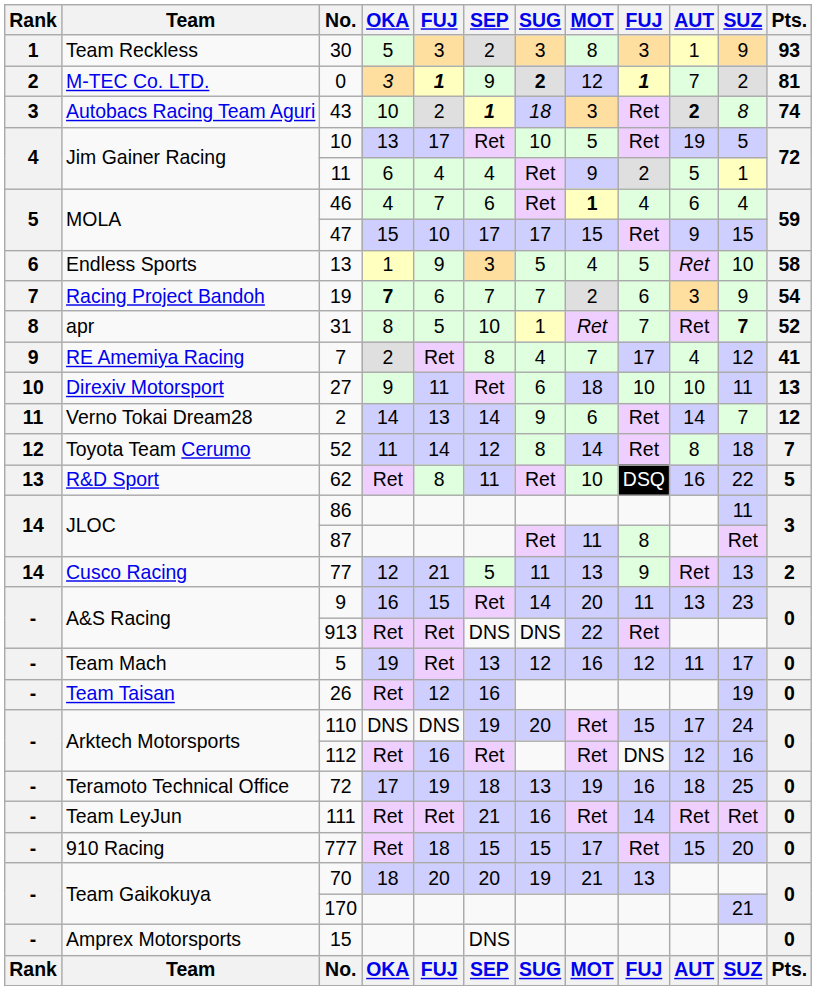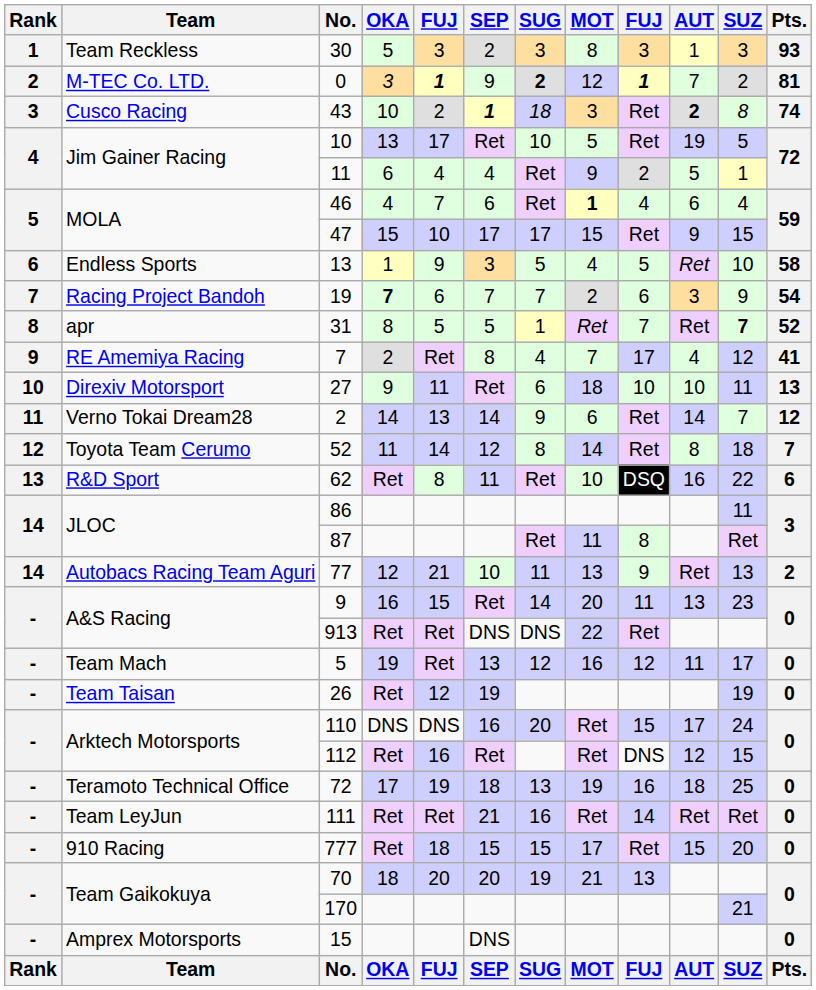(743, 50) 9 -> (743, 50) 3
(191, 112) Autobacs Racing Team Aguri -> (127, 112) Cusco Racing
(489, 326) 10 -> (489, 326) 5
(789, 479) 5 -> (789, 479) 6
(127, 571) Cusco Racing -> (191, 571) Autobacs Racing Team Aguri
(489, 571) 5 -> (489, 571) 10
(489, 694) 16 -> (489, 694) 19
(489, 725) 19 -> (489, 725) 16
(743, 755) 16 -> (743, 755) 15
